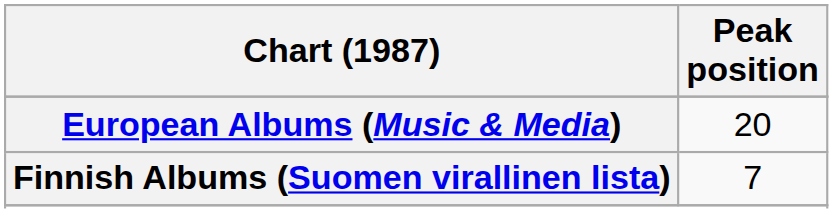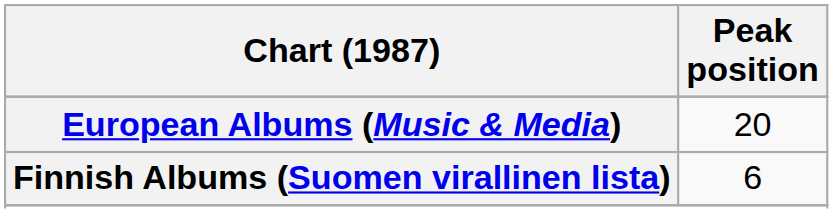(753, 177) 7 -> (753, 177) 6
